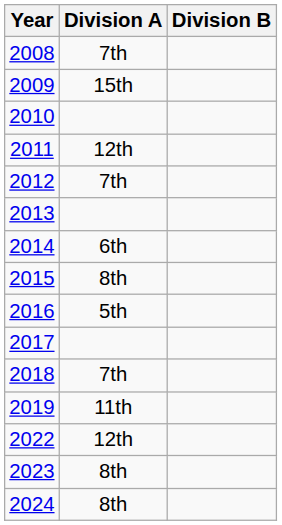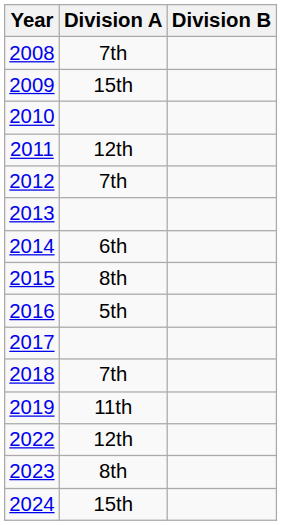(113, 504) 8th -> (113, 504) 15th
